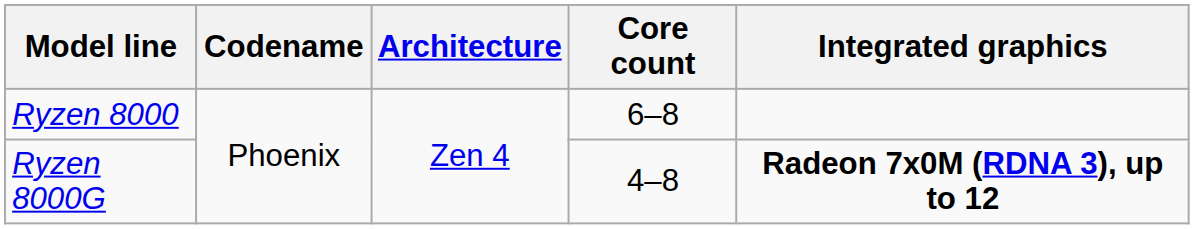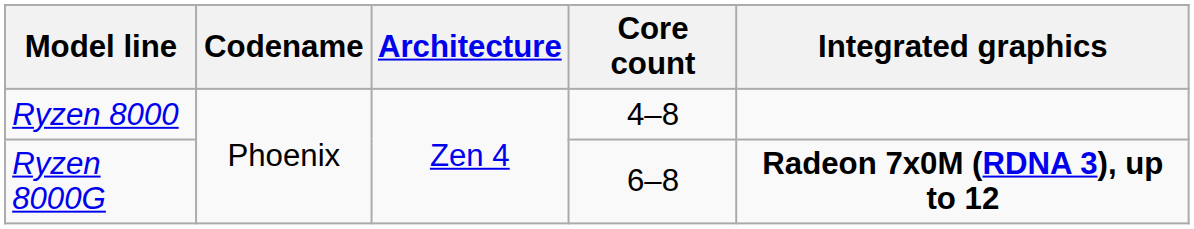(653, 113) 6–8 -> (653, 113) 4–8
(653, 180) 4–8 -> (653, 180) 6–8
